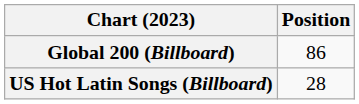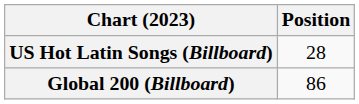rows swapped: (141, 51) <-> (141, 83)
